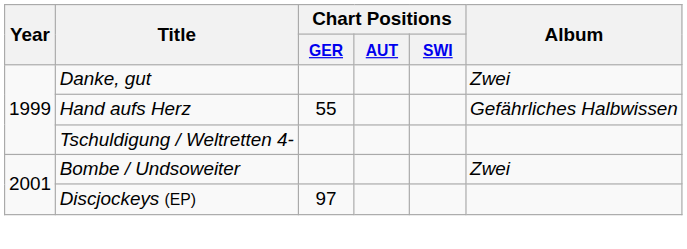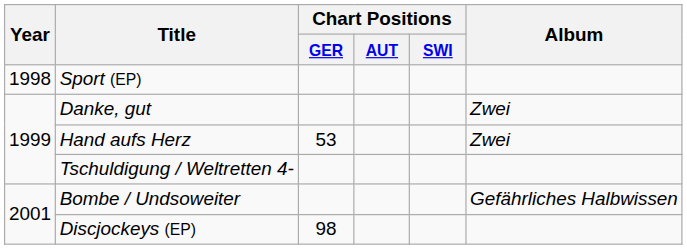+ row: (101, 79)
(326, 109) 55 -> (326, 139) 53
(574, 109) Gefährliches Halbwissen -> (490, 139) Zwei
(490, 169) Zwei -> (574, 199) Gefährliches Halbwissen
(326, 199) 97 -> (326, 229) 98
